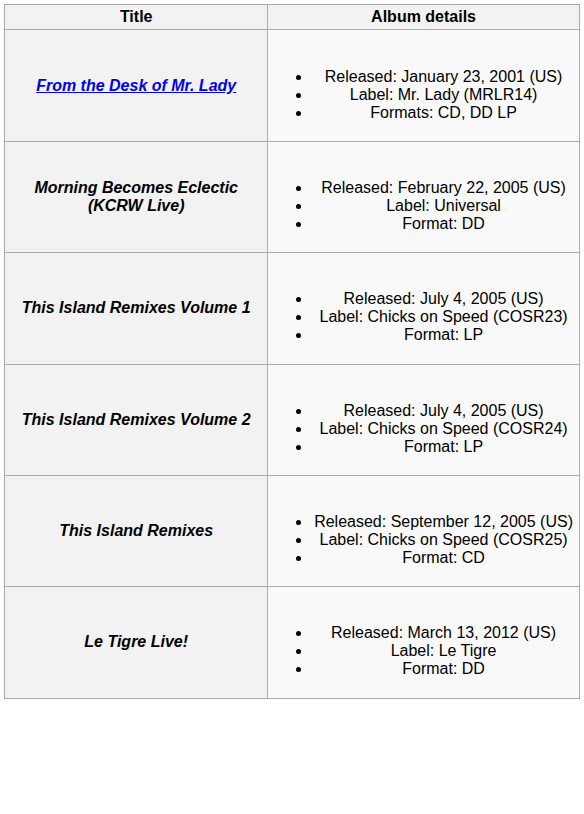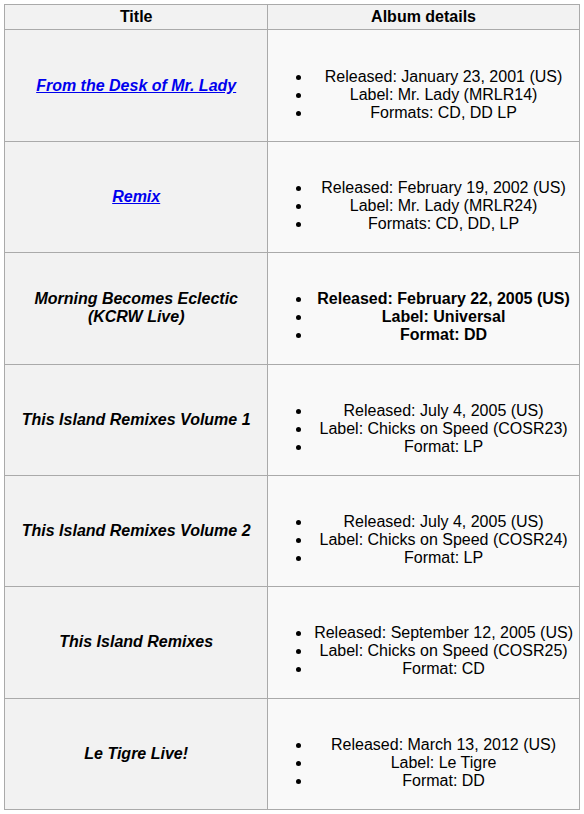+ row: (136, 196)
(424, 206) normal -> (424, 317) bold
